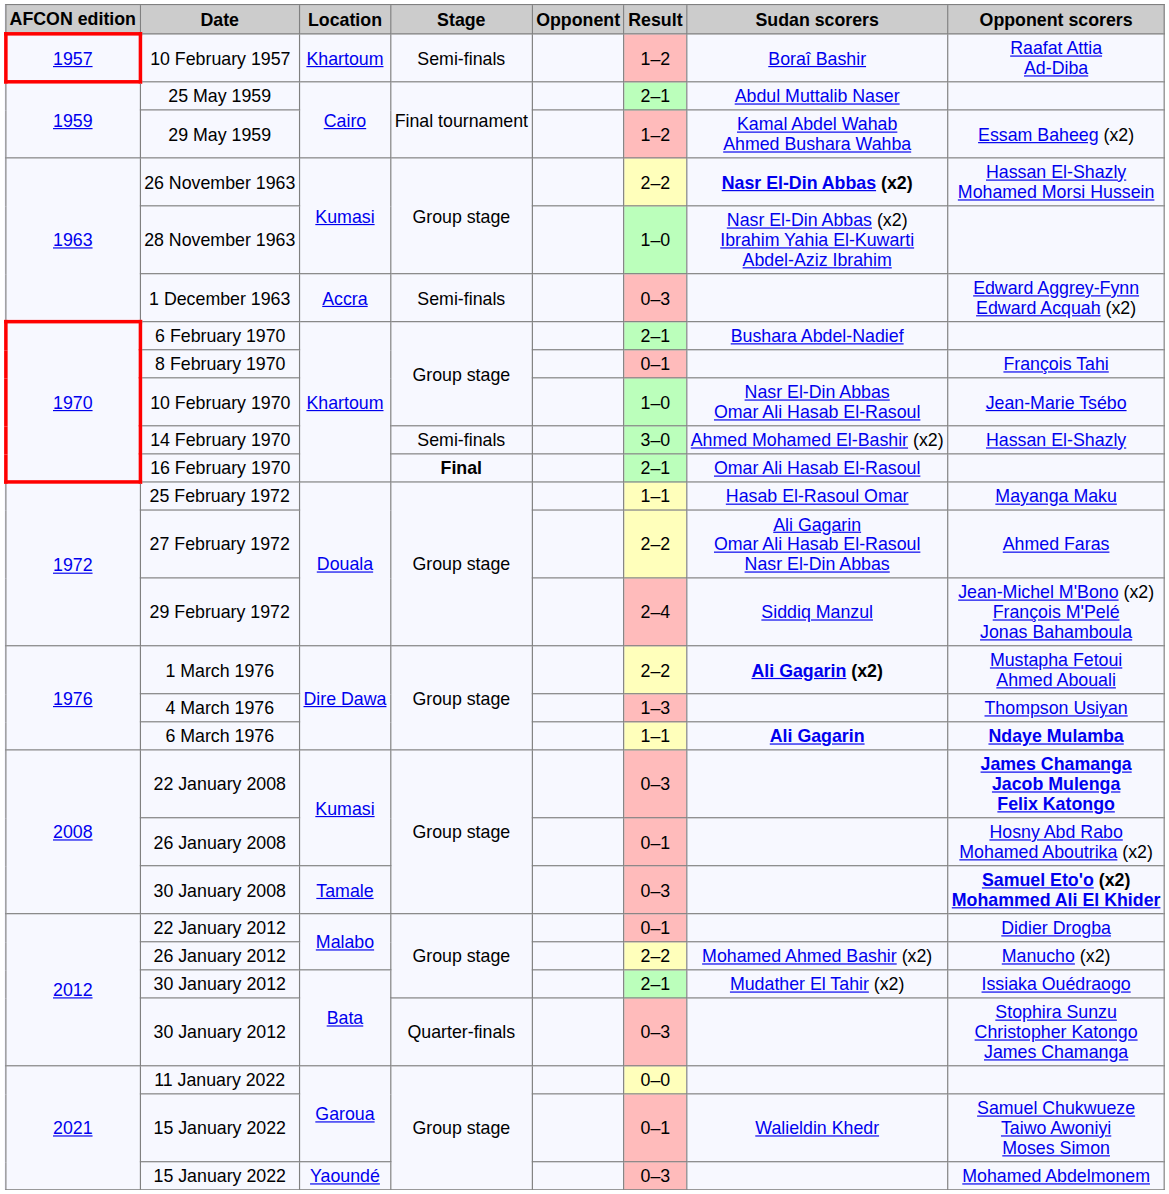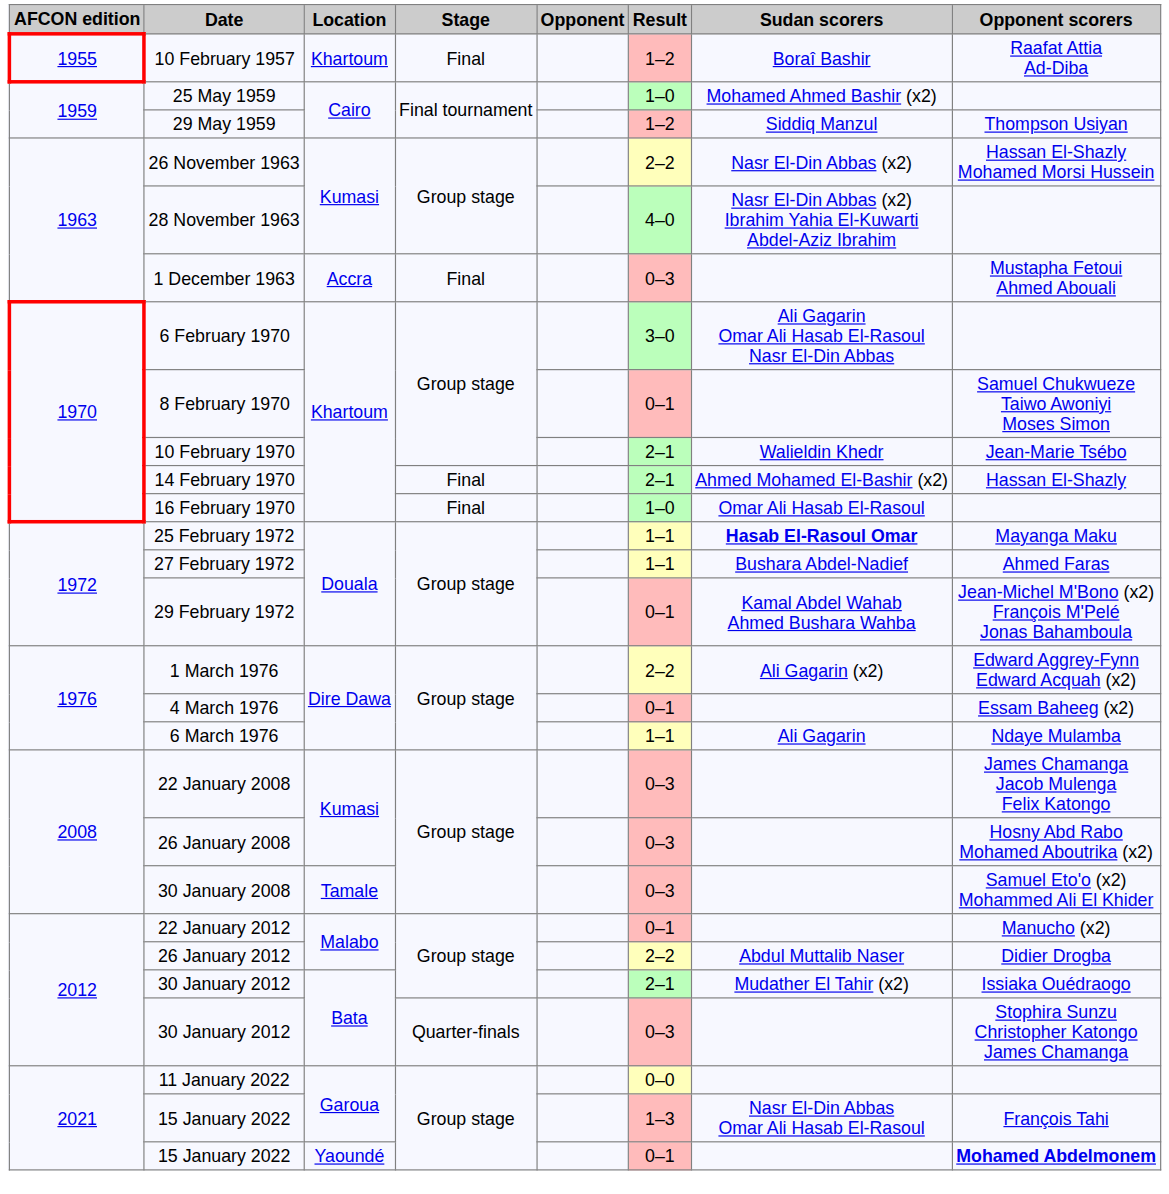(73, 58) 1957 -> (77, 58) 1955
(461, 58) Semi-finals -> (466, 58) Final
(655, 96) 2–1 -> (660, 96) 1–0
(817, 96) Abdul Muttalib Naser -> (822, 96) Mohamed Ahmed Bashir (x2)
(817, 134) Kamal Abdel Wahab Ahmed Bushara Wahba -> (822, 124) Siddiq Manzul
(1056, 134) Essam Baheeg (x2) -> (1056, 124) Thompson Usiyan
(817, 182) bold -> (822, 162) normal
(655, 240) 1–0 -> (660, 220) 4–0
(461, 298) Semi-finals -> (466, 278) Final
(1056, 298) Edward Aggrey-Fynn Edward Acquah (x2) -> (1056, 278) Mustapha Fetoui Ahmed Abouali
(655, 336) 2–1 -> (660, 336) 3–0
(817, 336) Bushara Abdel-Nadief -> (822, 336) Ali Gagarin Omar Ali Hasab El-Rasoul Nasr El-Din Abbas
(1056, 364) François Tahi -> (1056, 404) Samuel Chukwueze Taiwo Awoniyi Moses Simon
(655, 402) 1–0 -> (660, 452) 2–1
(817, 402) Nasr El-Din Abbas Omar Ali Hasab El-Rasoul -> (822, 452) Walieldin Khedr
(461, 440) Semi-finals -> (466, 480) Final
(655, 440) 3–0 -> (660, 480) 2–1
(461, 468) bold -> (466, 508) normal
(655, 468) 2–1 -> (660, 508) 1–0
(817, 496) normal -> (822, 536) bold
(655, 544) 2–2 -> (660, 564) 1–1
(817, 544) Ali Gagarin Omar Ali Hasab El-Rasoul Nasr El-Din Abbas -> (822, 564) Bushara Abdel-Nadief
(655, 612) 2–4 -> (660, 612) 0–1
(817, 612) Siddiq Manzul -> (822, 612) Kamal Abdel Wahab Ahmed Bushara Wahba
(817, 670) bold -> (822, 670) normal
(1056, 670) Mustapha Fetoui Ahmed Abouali -> (1056, 670) Edward Aggrey-Fynn Edward Acquah (x2)
(655, 708) 1–3 -> (660, 708) 0–1
(1056, 708) Thompson Usiyan -> (1056, 708) Essam Baheeg (x2)
(817, 736) bold -> (822, 736) normal
(1056, 736) bold -> (1056, 736) normal
(1056, 784) bold -> (1056, 784) normal
(655, 842) 0–1 -> (660, 842) 0–3
(1056, 890) bold -> (1056, 890) normal
(1056, 928) Didier Drogba -> (1056, 928) Manucho (x2)
(817, 956) Mohamed Ahmed Bashir (x2) -> (822, 956) Abdul Muttalib Naser
(1056, 956) Manucho (x2) -> (1056, 956) Didier Drogba
(655, 1128) 0–1 -> (660, 1118) 1–3
(817, 1128) Walieldin Khedr -> (822, 1118) Nasr El-Din Abbas Omar Ali Hasab El-Rasoul
(1056, 1128) Samuel Chukwueze Taiwo Awoniyi Moses Simon -> (1056, 1118) François Tahi
(655, 1176) 0–3 -> (660, 1156) 0–1
(1056, 1176) normal -> (1056, 1156) bold
